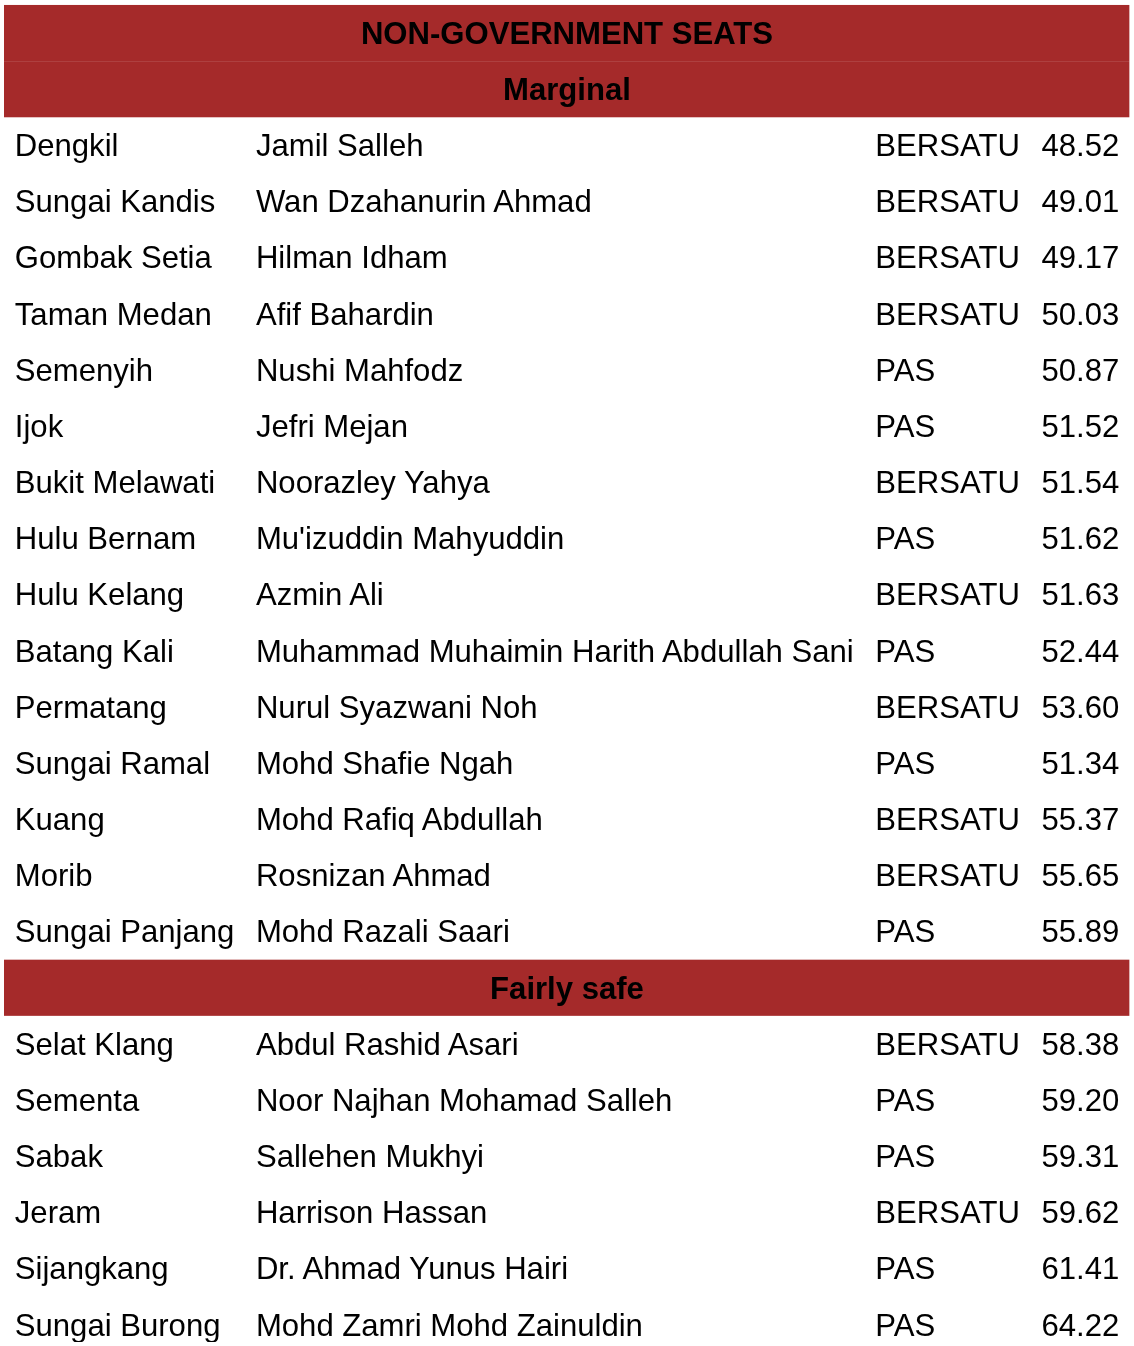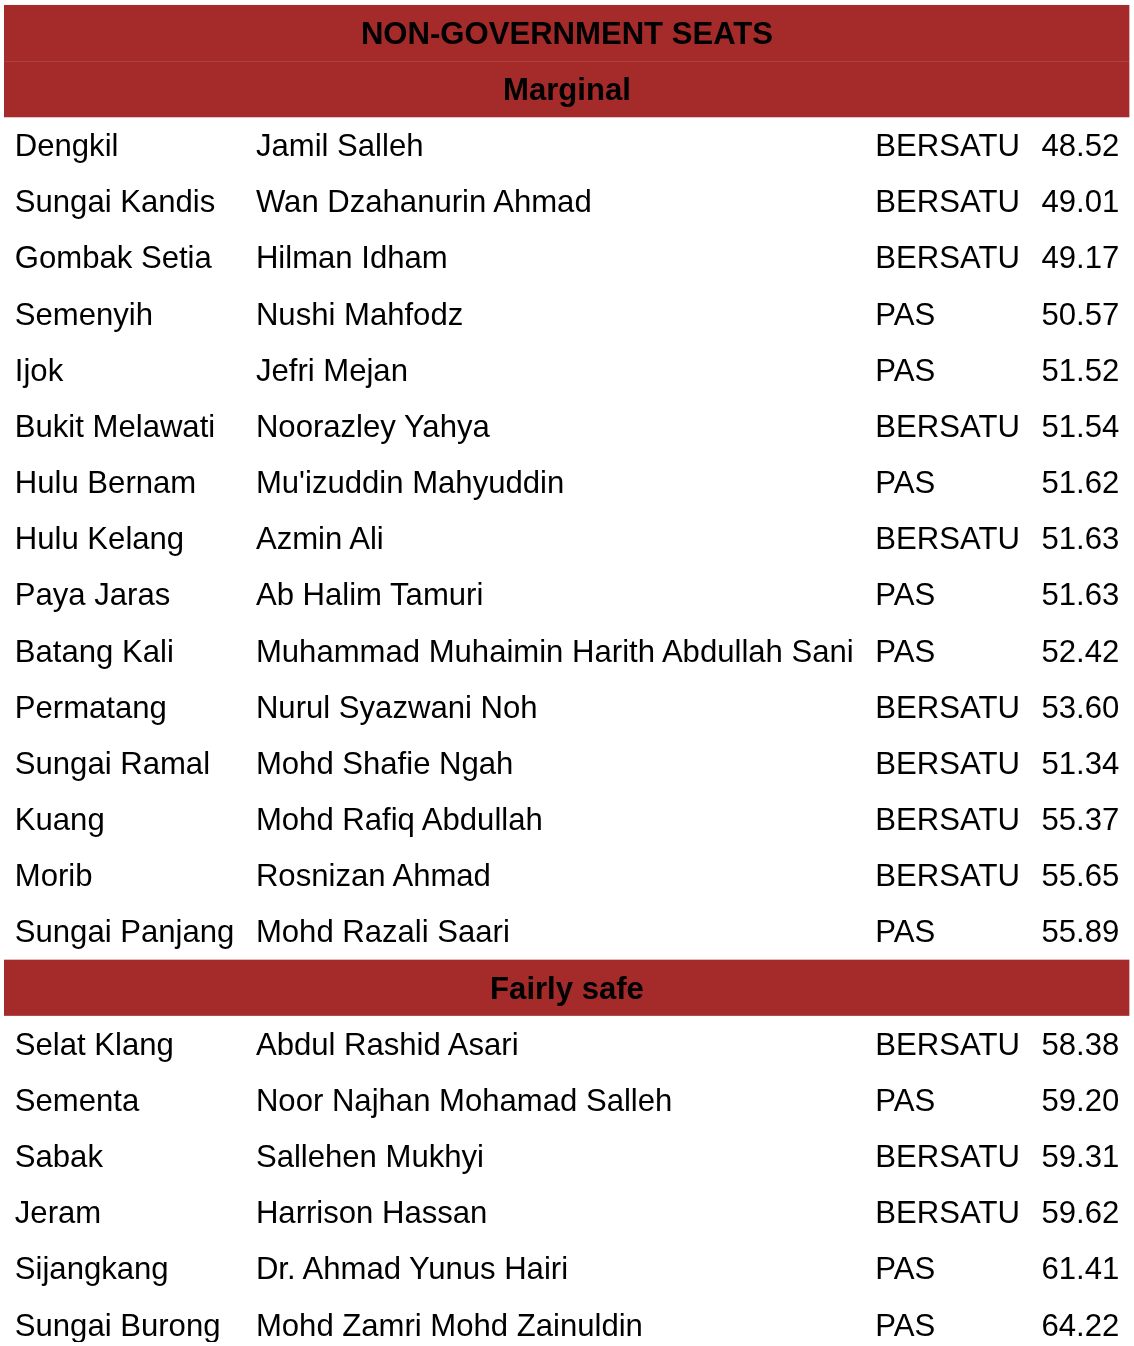- row: (113, 313)
(1080, 369) 50.87 -> (1080, 313) 50.57
+ row: (93, 594)
(1080, 650) 52.44 -> (1080, 650) 52.42
(905, 763) PAS -> (948, 763) BERSATU
(905, 1156) PAS -> (948, 1156) BERSATU
